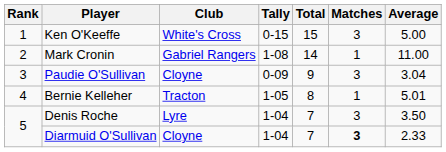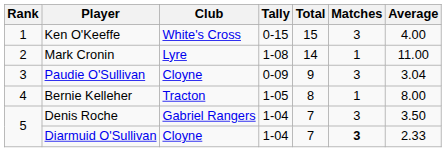(413, 34) 5.00 -> (413, 34) 4.00
(209, 55) Gabriel Rangers -> (175, 55) Lyre
(413, 95) 5.01 -> (413, 95) 8.00
(175, 116) Lyre -> (209, 116) Gabriel Rangers
